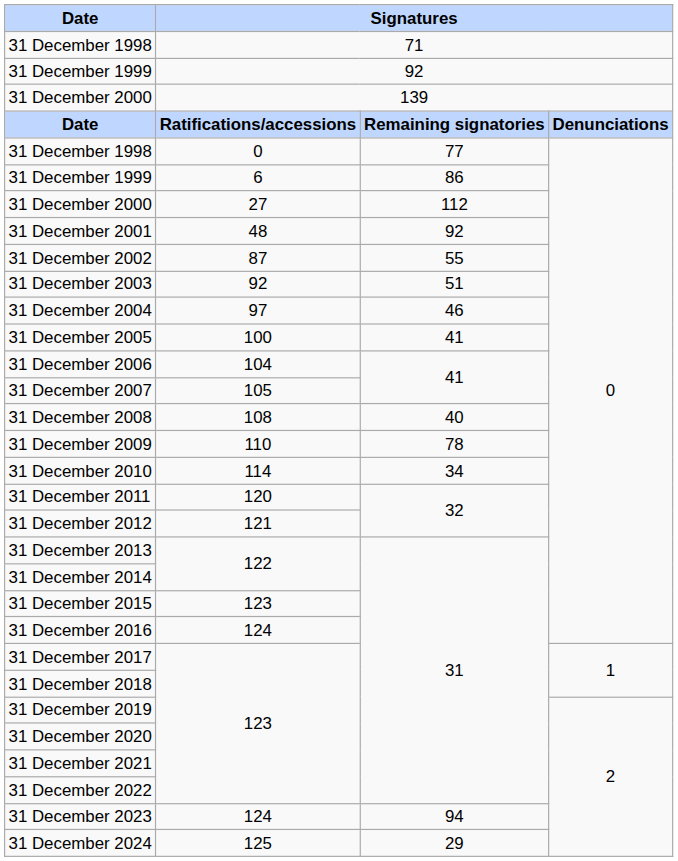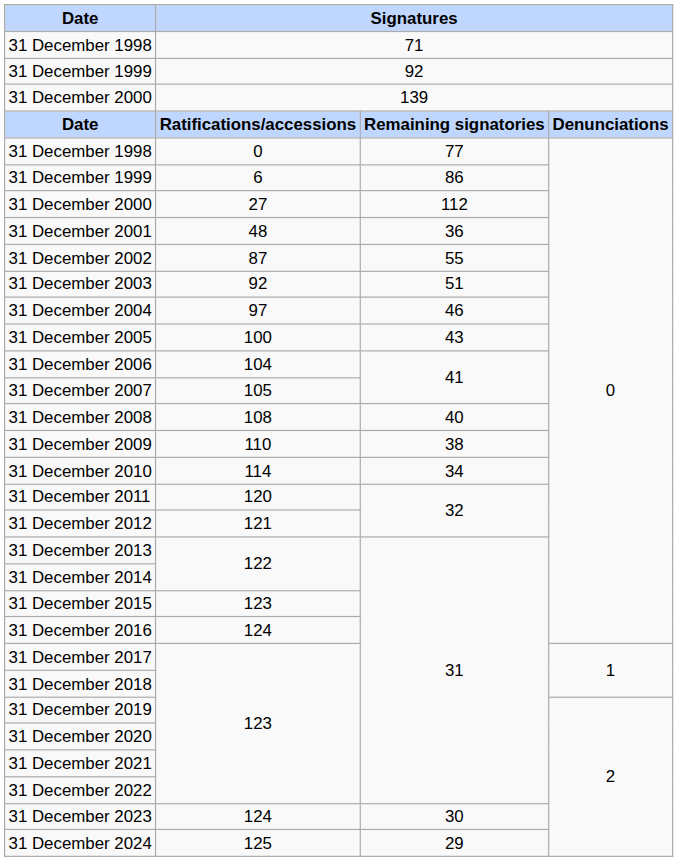(454, 231) 92 -> (454, 231) 36
(454, 337) 41 -> (454, 337) 43
(454, 444) 78 -> (454, 444) 38
(454, 816) 94 -> (454, 816) 30
